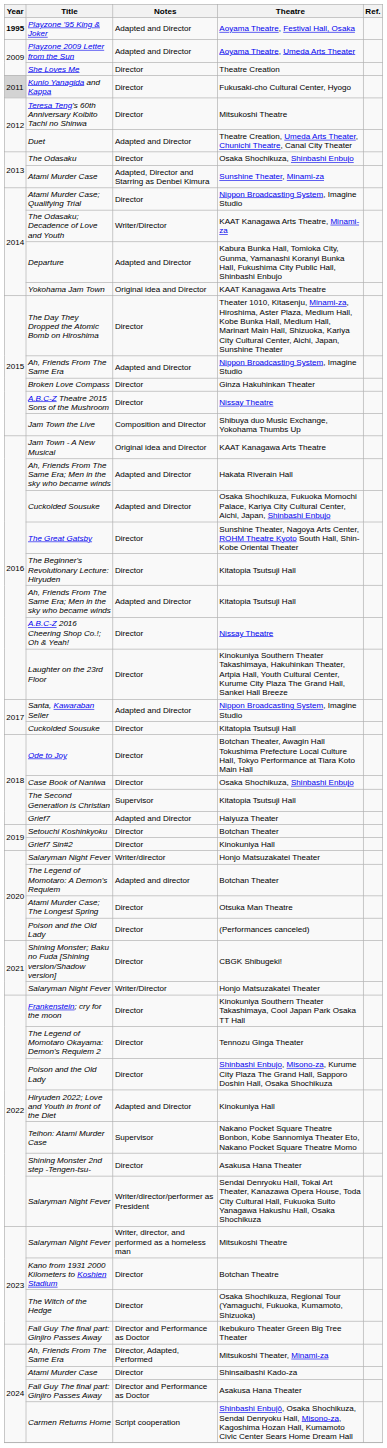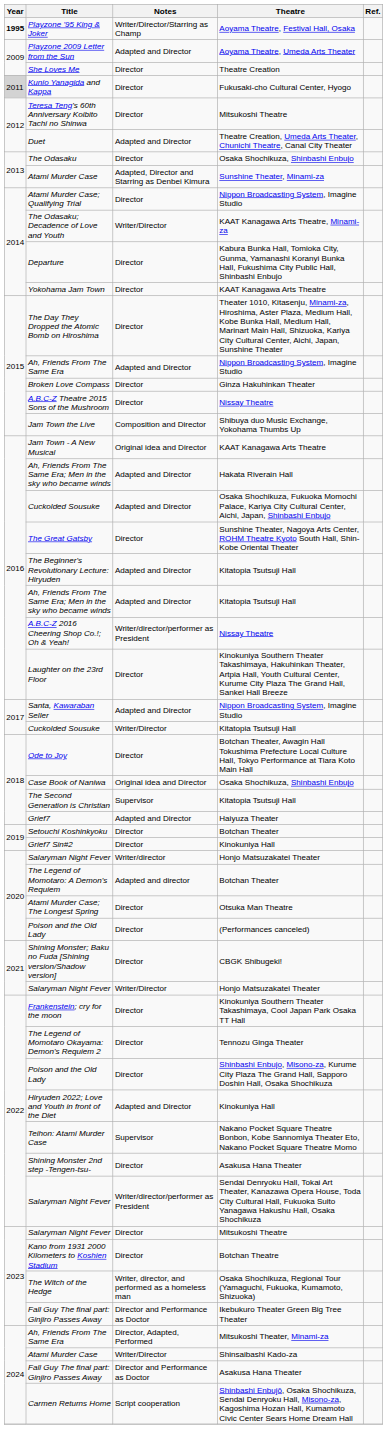(153, 29) Adapted and Director -> (161, 29) Writer/Director/Starring as Champ
(153, 262) Adapted and Director -> (129, 262) Director
(161, 289) Original idea and Director -> (129, 289) Director
(129, 570) Director -> (153, 570) Adapted and Director
(129, 633) Director -> (164, 633) Writer/director/performer as President
(129, 728) Director -> (141, 728) Writer/Director
(129, 782) Director -> (161, 782) Original idea and Director
(160, 1242) Writer, director, and performed as a homeless man -> (129, 1233) Director
(129, 1306) Director -> (160, 1287) Writer, director, and performed as a homeless man
(129, 1373) Director -> (141, 1354) Writer/Director
